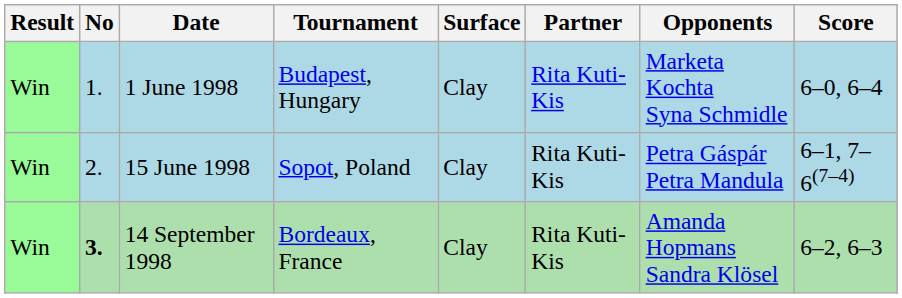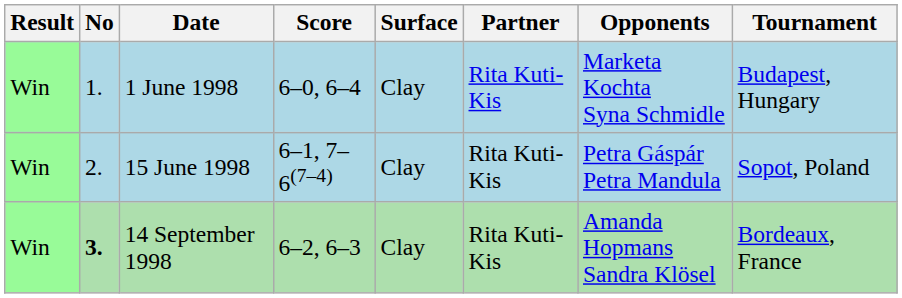columns swapped: (355, 23) <-> (846, 23)
